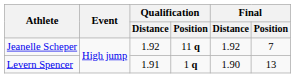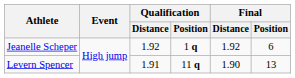(191, 47) 11 q -> (191, 47) 1 q
(271, 47) 7 -> (271, 47) 6
(191, 64) 1 q -> (191, 64) 11 q
